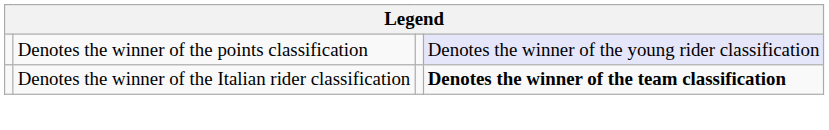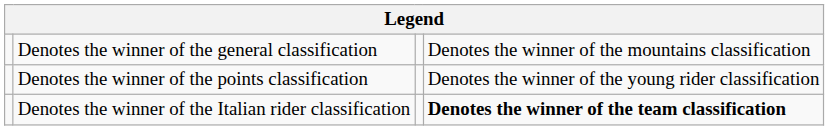+ row: (197, 49)
(624, 49) lavender background -> (624, 79) no background
